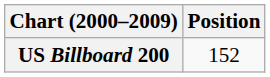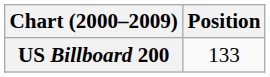(224, 54) 152 -> (224, 54) 133
